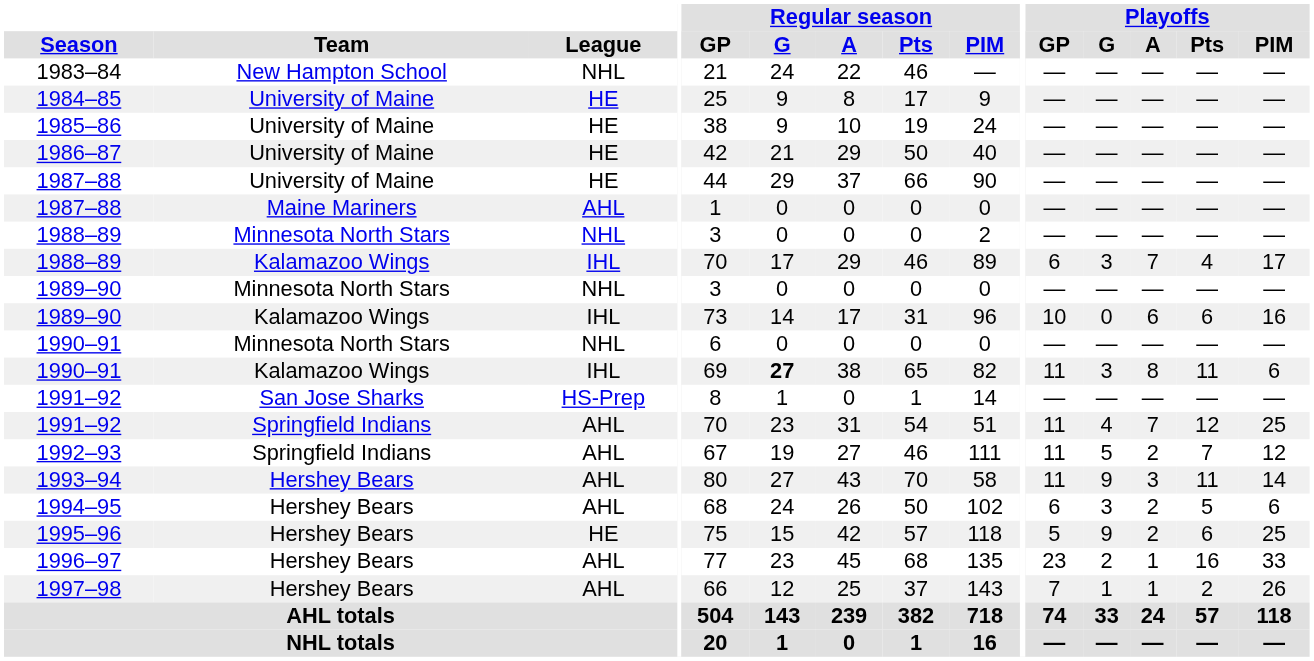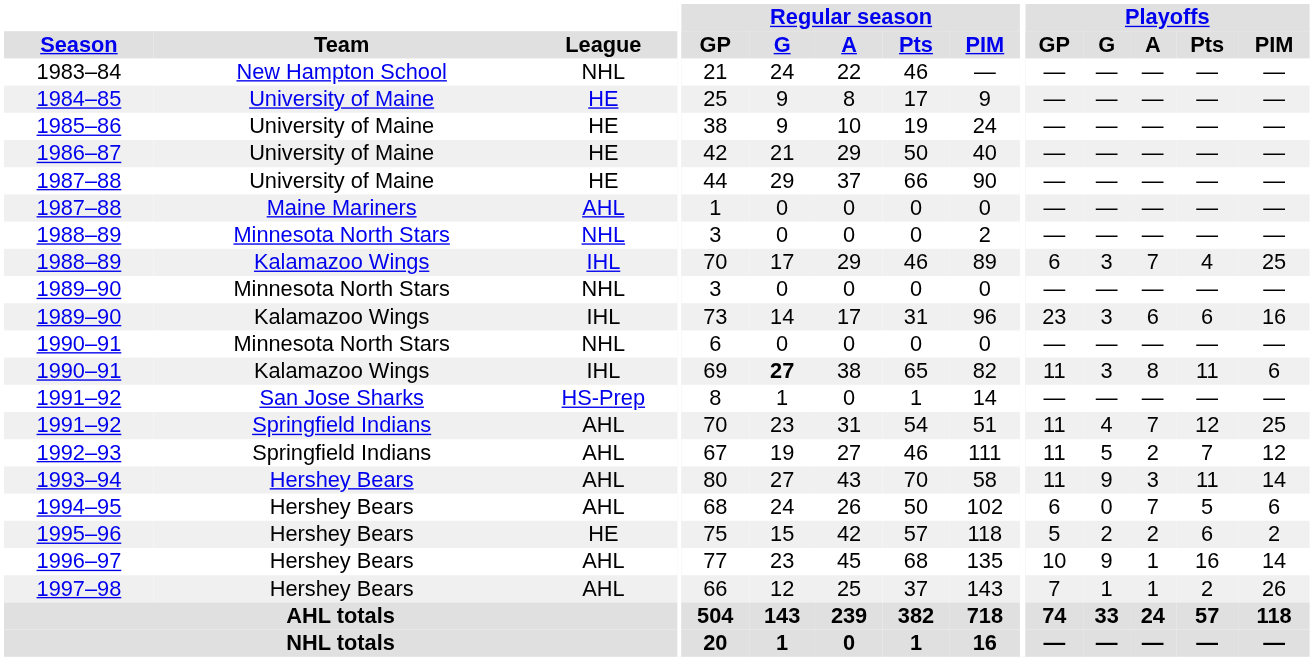(1274, 262) 17 -> (1274, 262) 25
(1054, 316) 10 -> (1054, 316) 23
(1107, 316) 0 -> (1107, 316) 3
(1107, 507) 3 -> (1107, 507) 0
(1153, 507) 2 -> (1153, 507) 7
(1107, 534) 9 -> (1107, 534) 2
(1274, 534) 25 -> (1274, 534) 2
(1054, 561) 23 -> (1054, 561) 10
(1107, 561) 2 -> (1107, 561) 9
(1274, 561) 33 -> (1274, 561) 14
